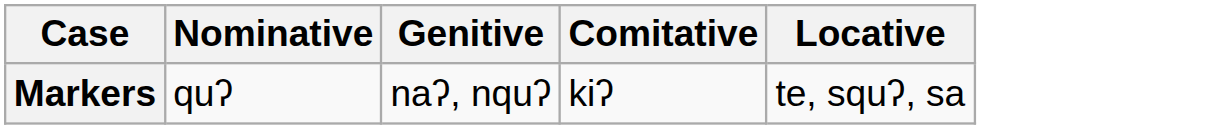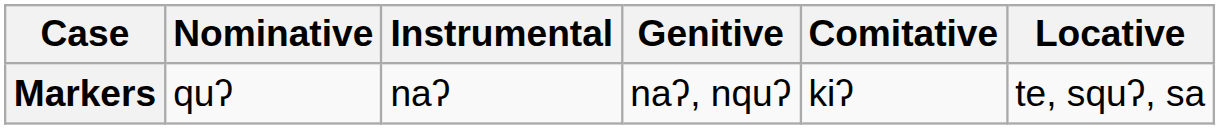+ column: (502, 33)
